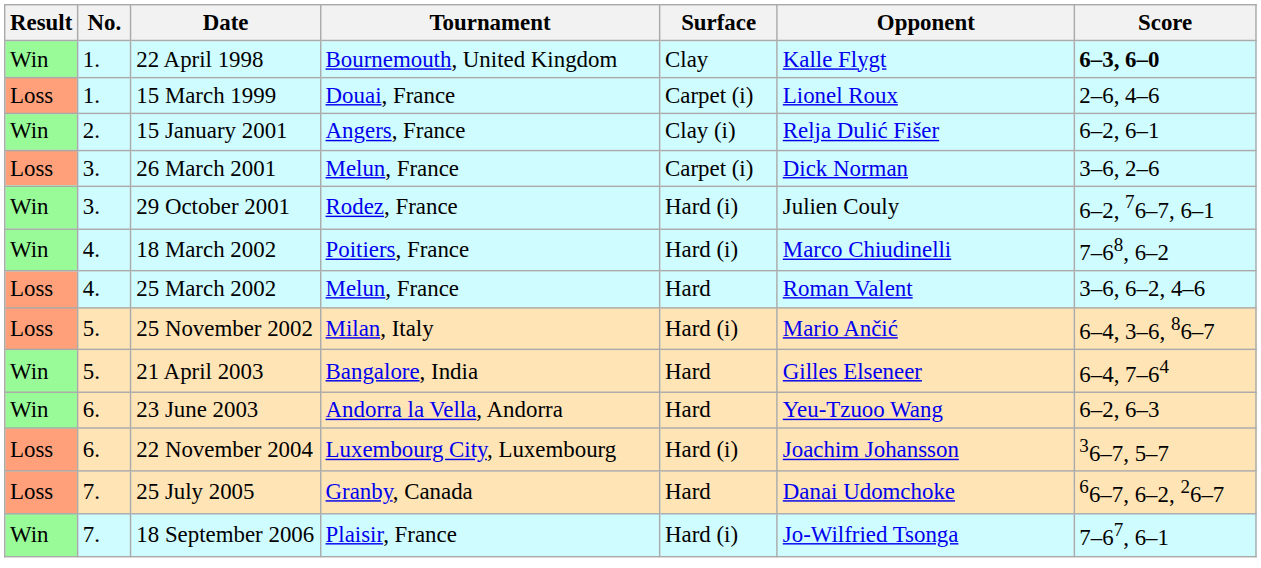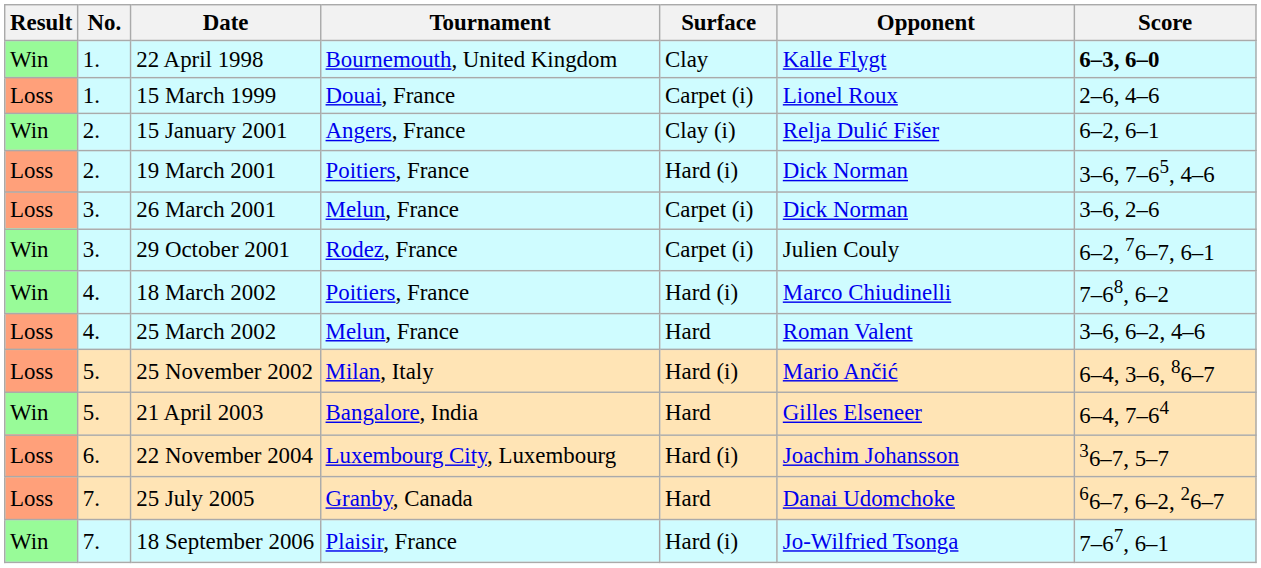+ row: (206, 170)
(702, 207) Hard (i) -> (709, 249) Carpet (i)
- row: (197, 410)
